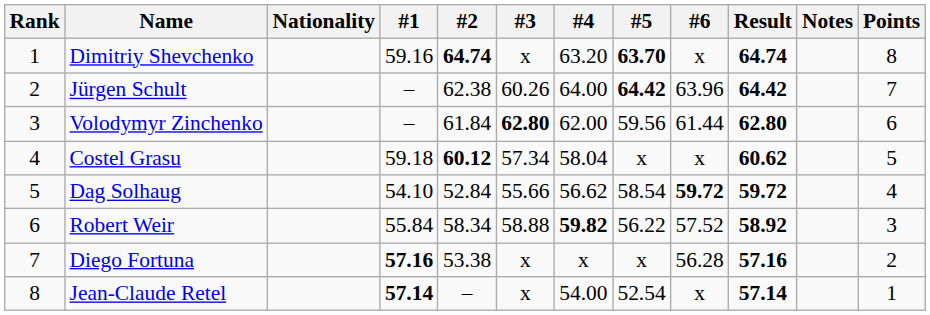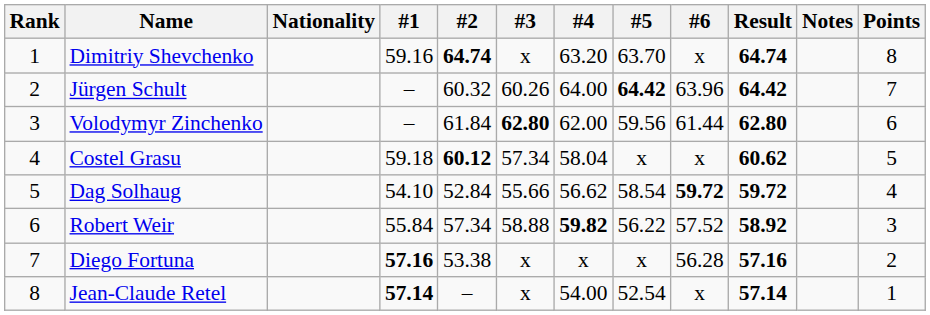(642, 55) bold -> (642, 55) normal
(467, 89) 62.38 -> (467, 89) 60.32
(467, 225) 58.34 -> (467, 225) 57.34
